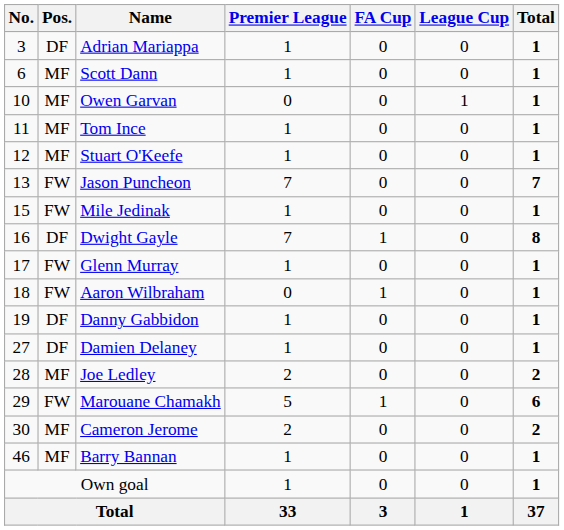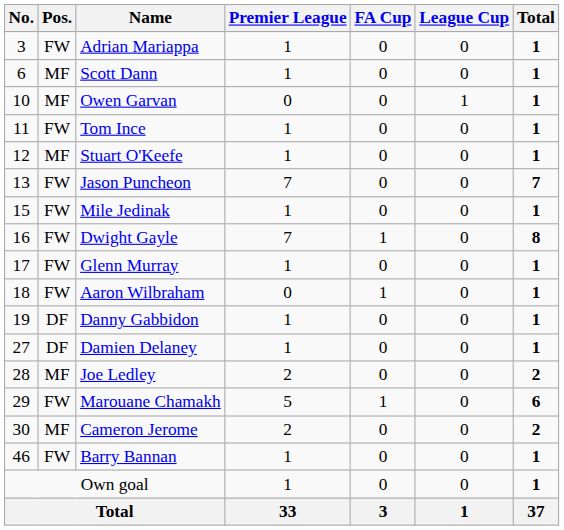(57, 45) DF -> (57, 45) FW
(57, 127) MF -> (57, 127) FW
(57, 237) DF -> (57, 237) FW
(57, 456) MF -> (57, 456) FW
